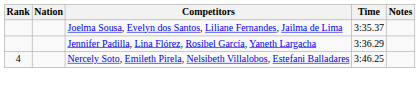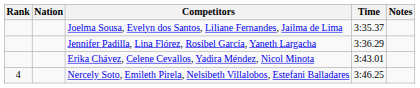+ row: (191, 59)
